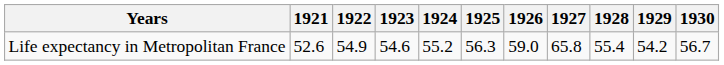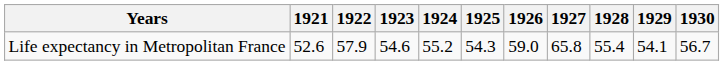(352, 45) 54.9 -> (352, 45) 57.9
(481, 45) 56.3 -> (481, 45) 54.3
(652, 45) 54.2 -> (652, 45) 54.1
